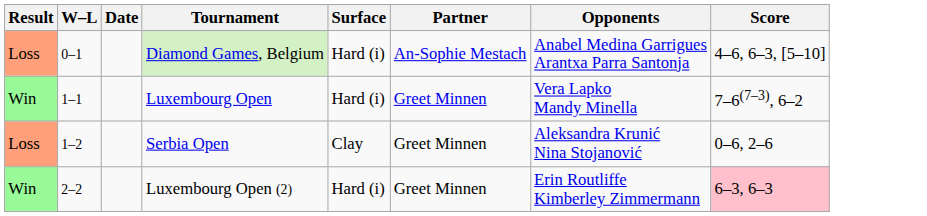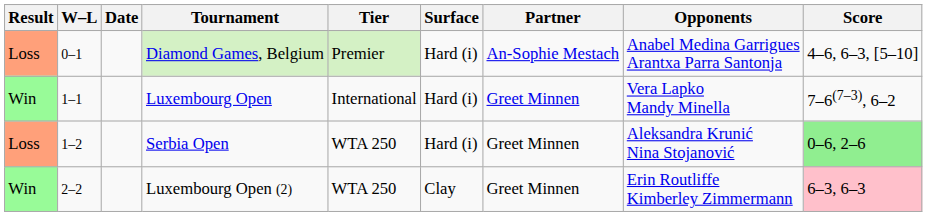+ column: (374, 17)
(347, 143) Clay -> (451, 143) Hard (i)
(744, 143) no background -> (836, 143) lightgreen background
(358, 188) Hard (i) -> (440, 188) Clay
